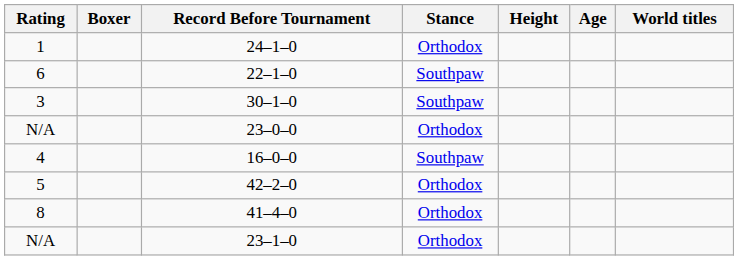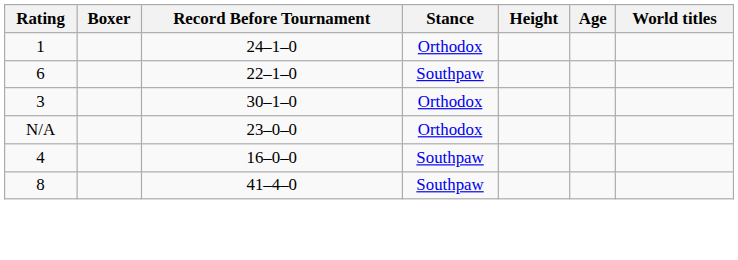(450, 102) Southpaw -> (450, 102) Orthodox
- row: (272, 185)
(450, 213) Orthodox -> (450, 185) Southpaw
- row: (272, 241)
